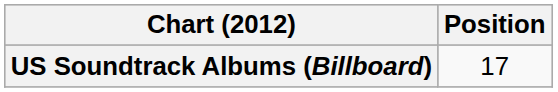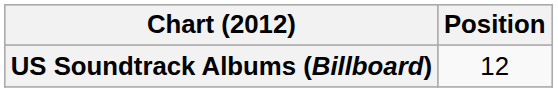(495, 65) 17 -> (495, 65) 12
